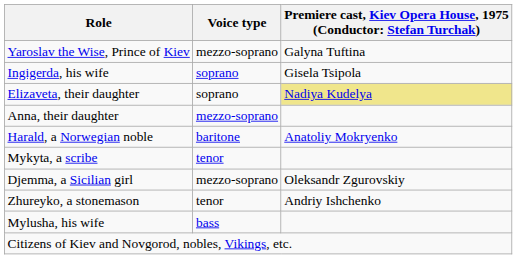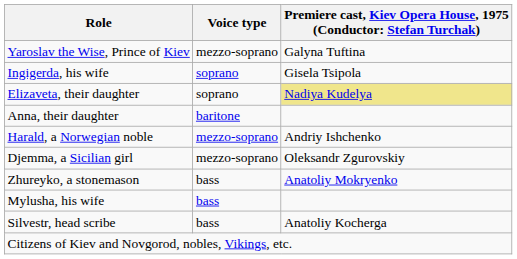(237, 115) mezzo-soprano -> (218, 115) baritone
(218, 136) baritone -> (237, 136) mezzo-soprano
(341, 136) Anatoliy Mokryenko -> (333, 136) Andriy Ishchenko
- row: (52, 158)
(210, 200) tenor -> (208, 179) bass
(333, 200) Andriy Ishchenko -> (341, 179) Anatoliy Mokryenko
+ row: (62, 222)
